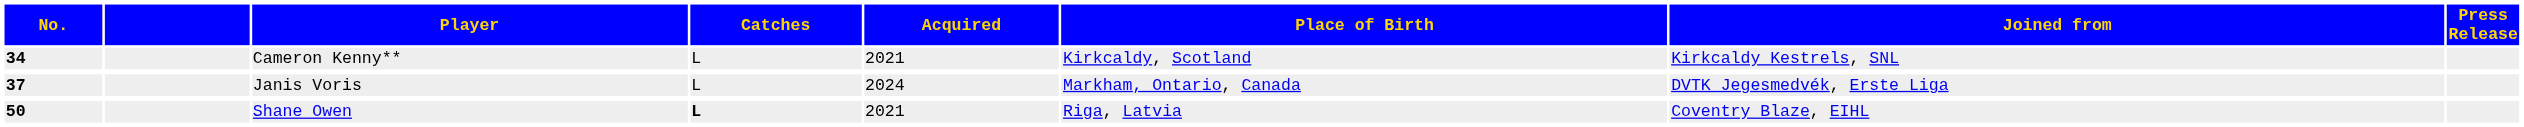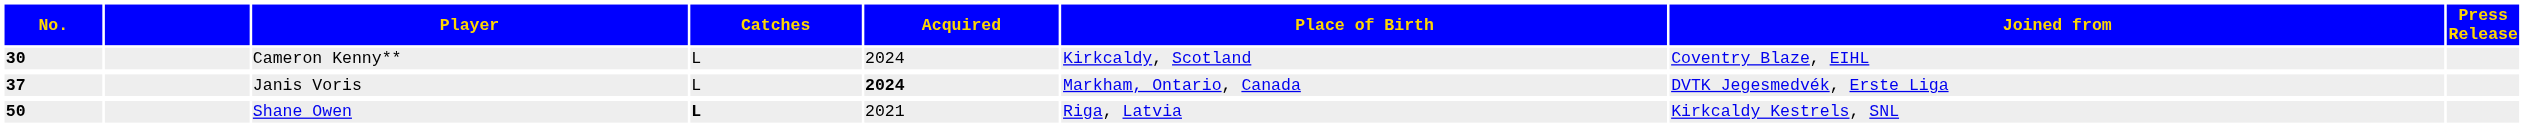(16, 59) 34 -> (16, 59) 30
(885, 59) 2021 -> (885, 59) 2024
(1785, 59) Kirkcaldy Kestrels, SNL -> (1770, 59) Coventry Blaze, EIHL
(885, 85) normal -> (885, 85) bold
(1770, 112) Coventry Blaze, EIHL -> (1785, 112) Kirkcaldy Kestrels, SNL
